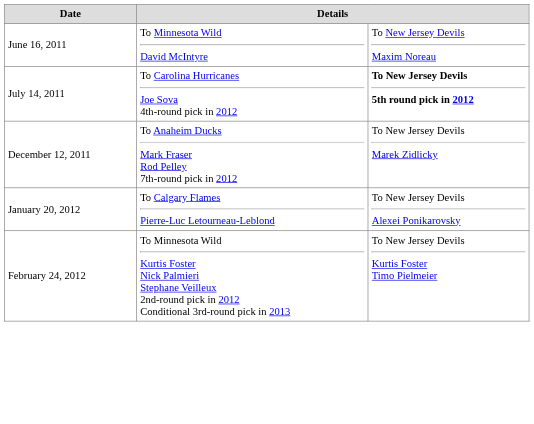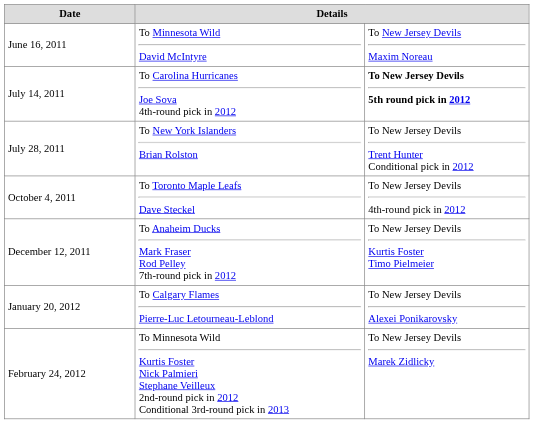+ row: (36, 148)
+ row: (42, 197)
(448, 142) To New Jersey Devils Marek Zidlicky -> (447, 246) To New Jersey Devils Kurtis Foster Timo Pielmeier
(448, 258) To New Jersey Devils Kurtis Foster Timo Pielmeier -> (447, 350) To New Jersey Devils Marek Zidlicky
